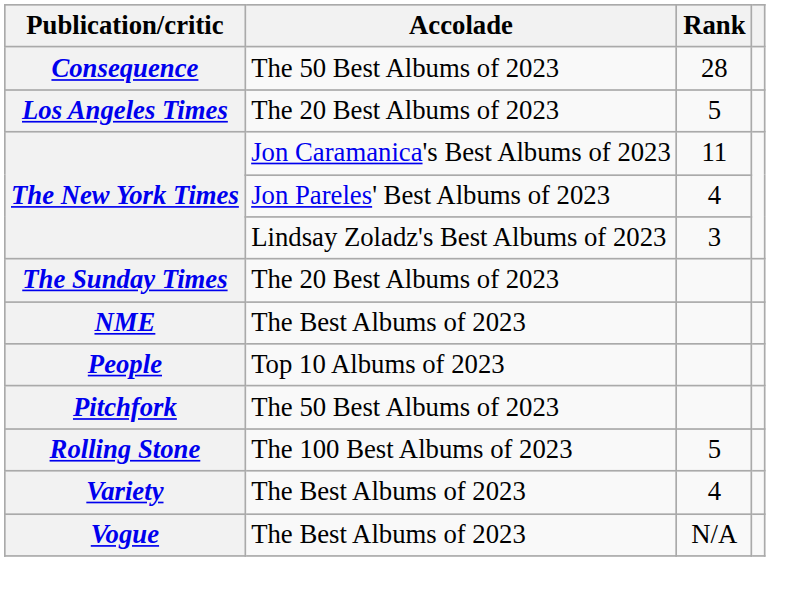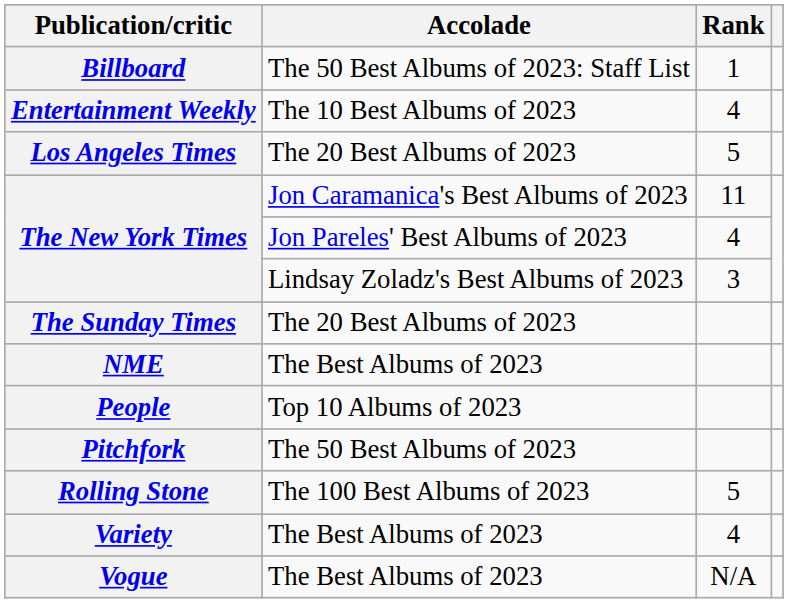+ row: (133, 68)
- row: (125, 68)
+ row: (133, 110)
